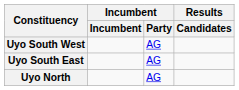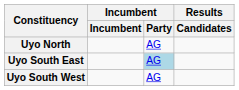rows swapped: (46, 77) <-> (46, 45)
(154, 61) no background -> (154, 61) lightblue background
